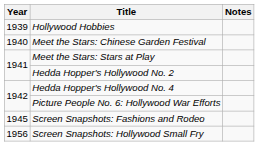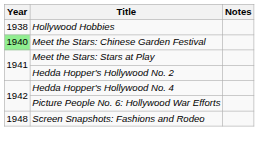(17, 27) 1939 -> (17, 27) 1938
(17, 42) no background -> (17, 42) lightgreen background
(17, 118) 1945 -> (17, 118) 1948
- row: (118, 133)
